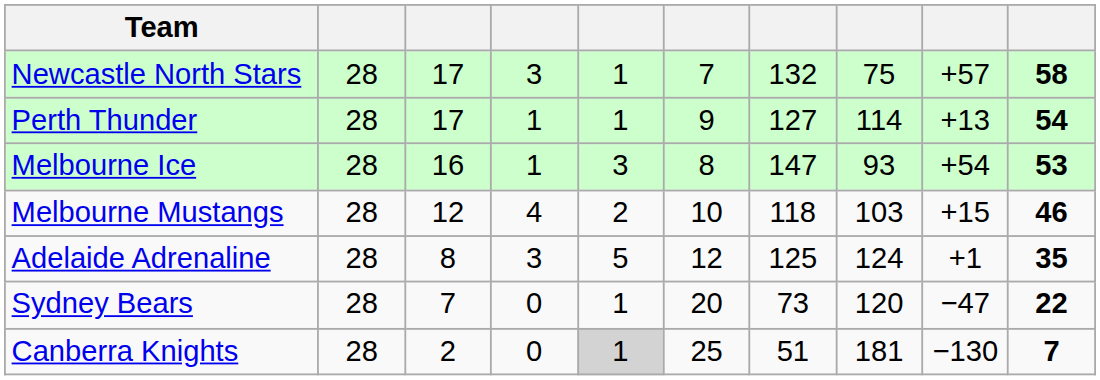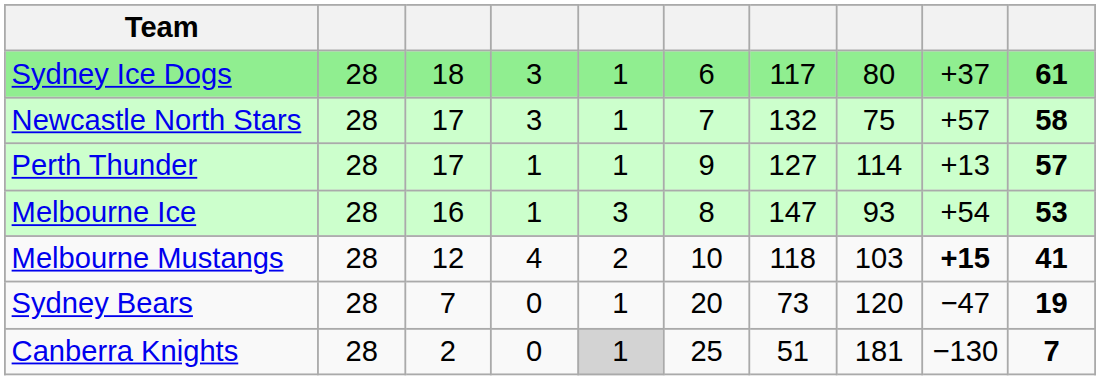+ row: (122, 73)
(1052, 119) 54 -> (1052, 166) 57
(965, 212) normal -> (965, 258) bold
(1052, 212) 46 -> (1052, 258) 41
- row: (141, 258)
(1052, 304) 22 -> (1052, 304) 19
